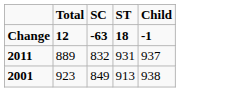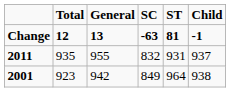+ column: (112, 14)
(122, 35) 18 -> (173, 35) 81
(66, 55) 889 -> (66, 55) 935
(125, 76) 913 -> (176, 76) 964
